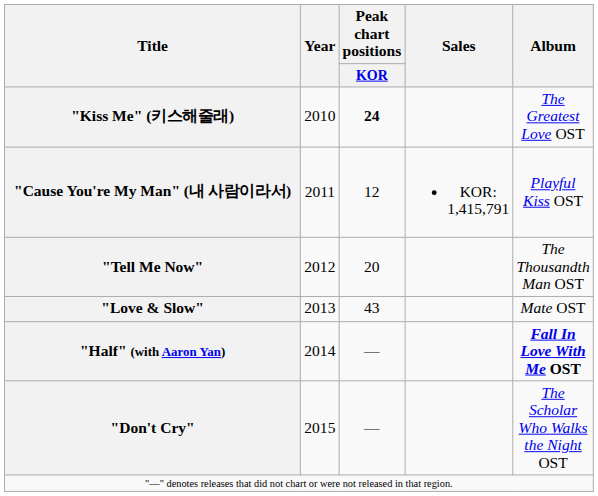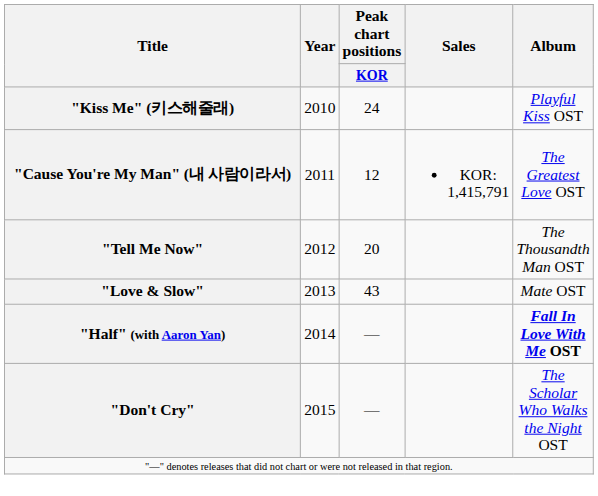(372, 116) bold -> (372, 108) normal
(553, 116) The Greatest Love OST -> (553, 108) Playful Kiss OST
(553, 191) Playful Kiss OST -> (553, 174) The Greatest Love OST
